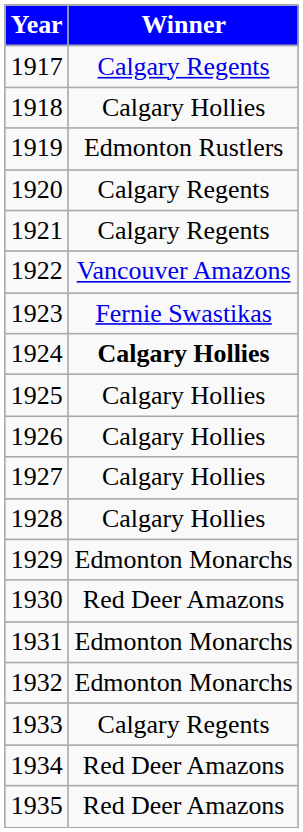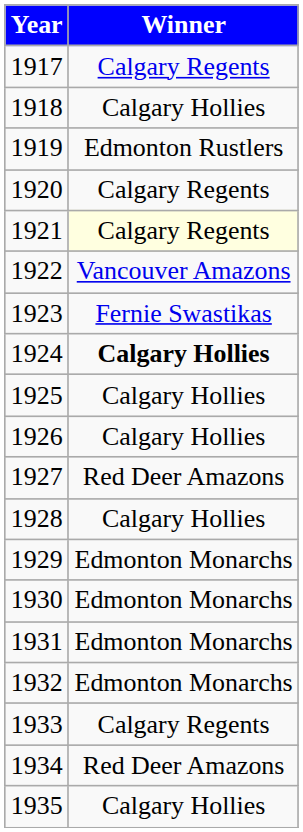(184, 230) no background -> (184, 230) lightyellow background
(184, 477) Calgary Hollies -> (184, 477) Red Deer Amazons
(184, 600) Red Deer Amazons -> (184, 600) Edmonton Monarchs
(184, 806) Red Deer Amazons -> (184, 806) Calgary Hollies
